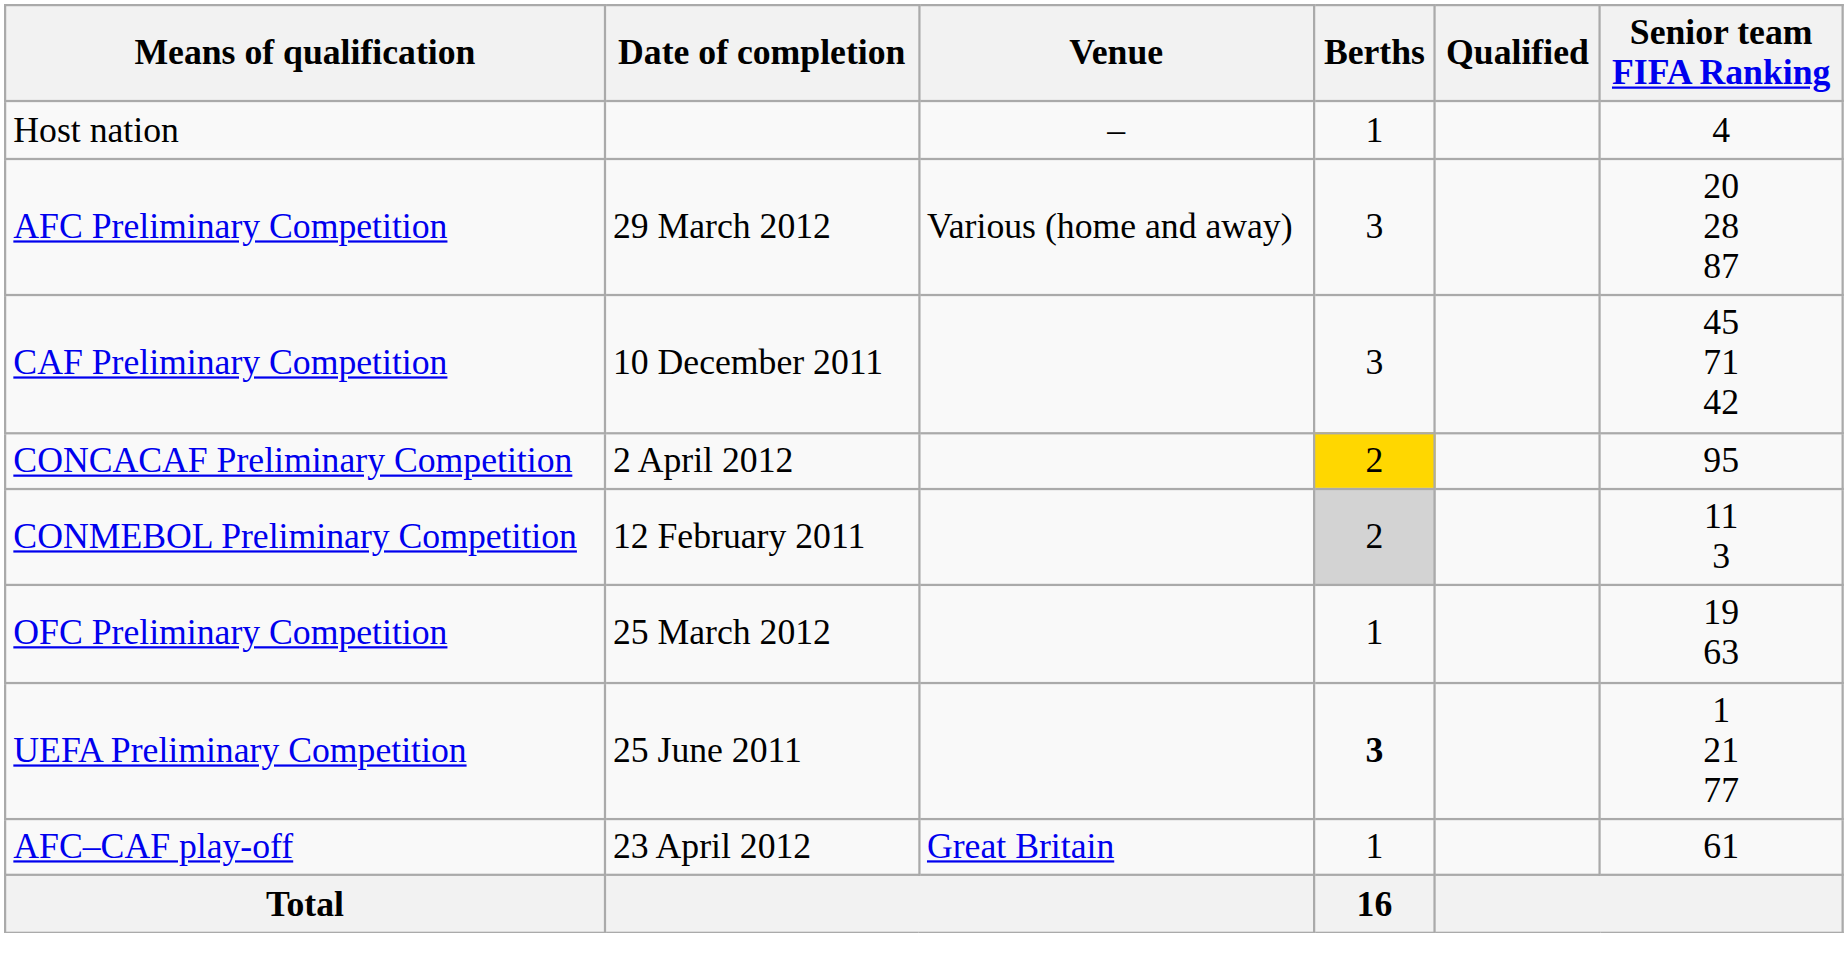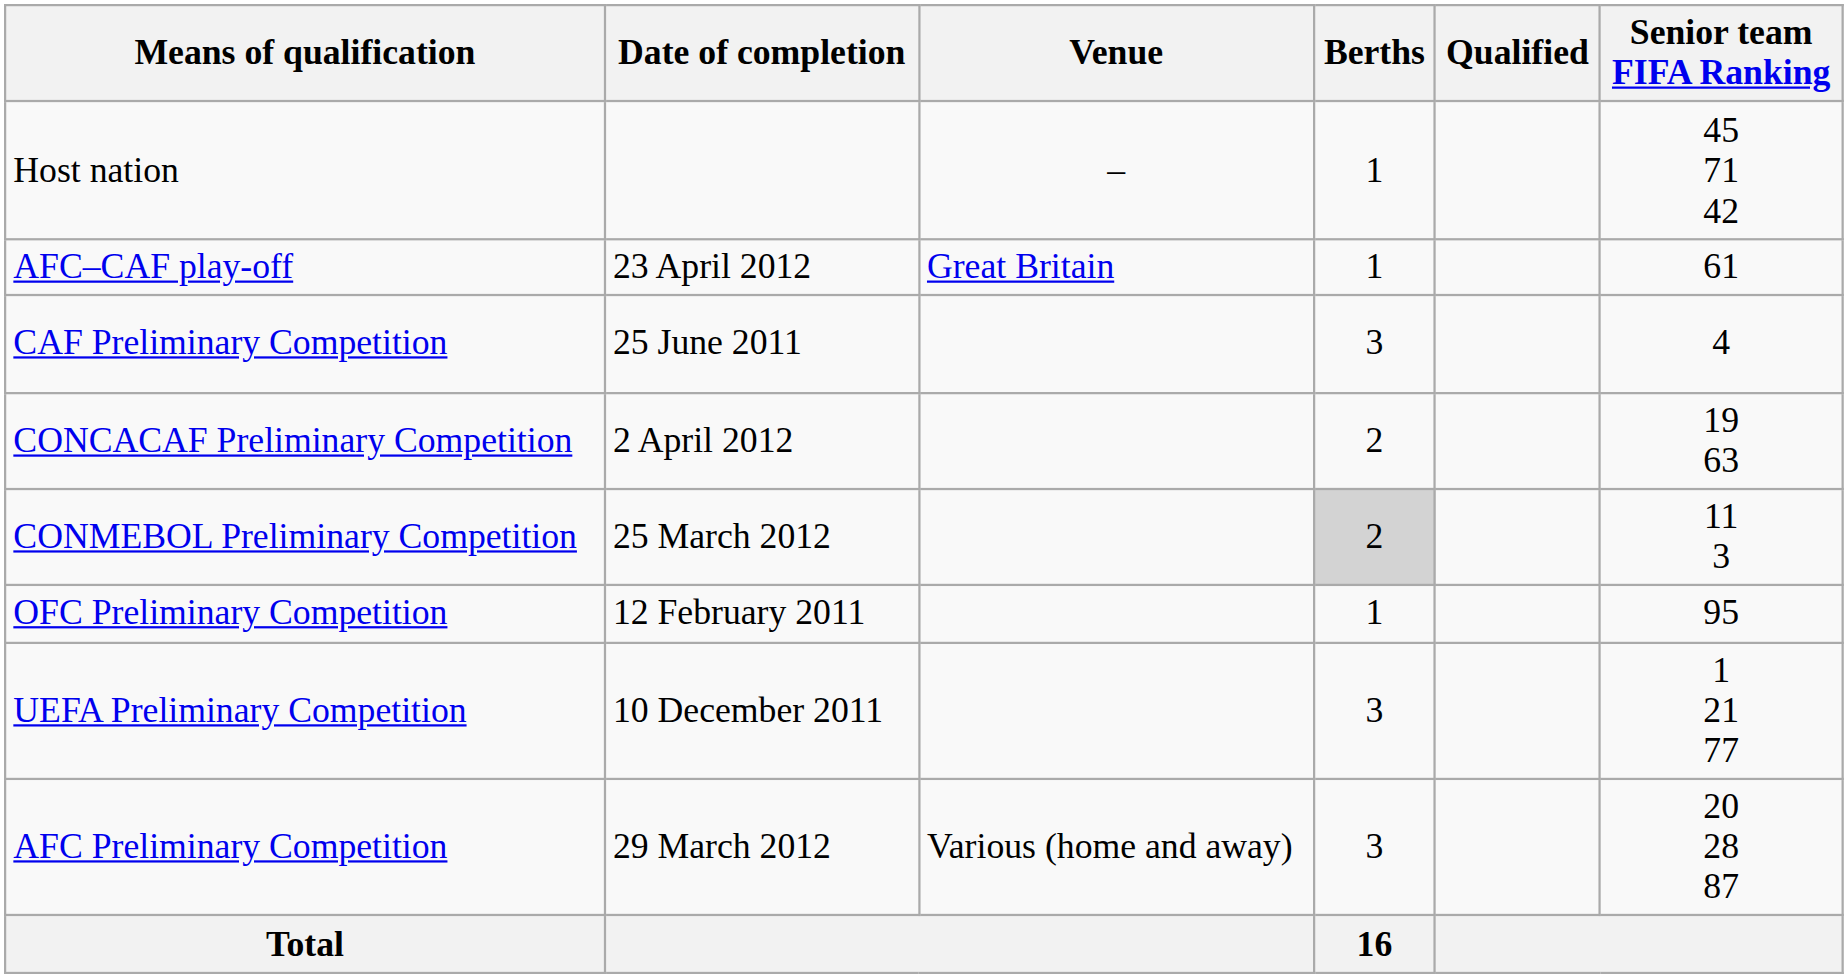(1721, 129) 4 -> (1721, 169) 45 71 42
rows swapped: (230, 226) <-> (153, 846)
(748, 363) 10 December 2011 -> (707, 343) 25 June 2011
(1721, 363) 45 71 42 -> (1721, 343) 4
(1374, 459) gold background -> (1374, 439) no background
(1721, 459) 95 -> (1721, 439) 19 63
(739, 536) 12 February 2011 -> (722, 536) 25 March 2012
(722, 633) 25 March 2012 -> (739, 613) 12 February 2011
(1721, 633) 19 63 -> (1721, 613) 95
(707, 750) 25 June 2011 -> (748, 709) 10 December 2011
(1374, 750) bold -> (1374, 709) normal
